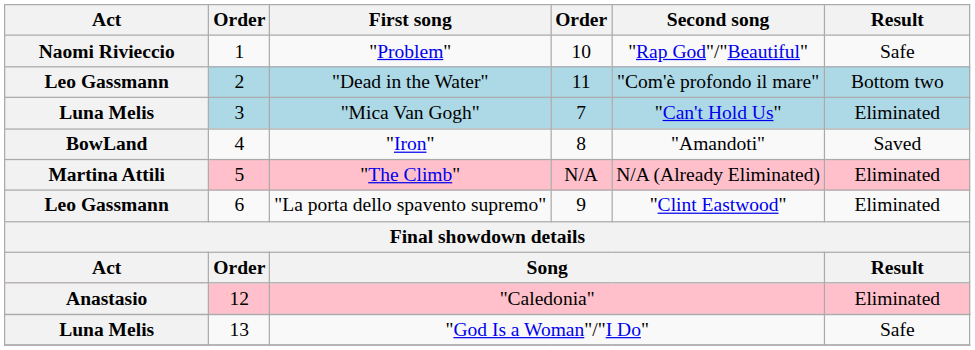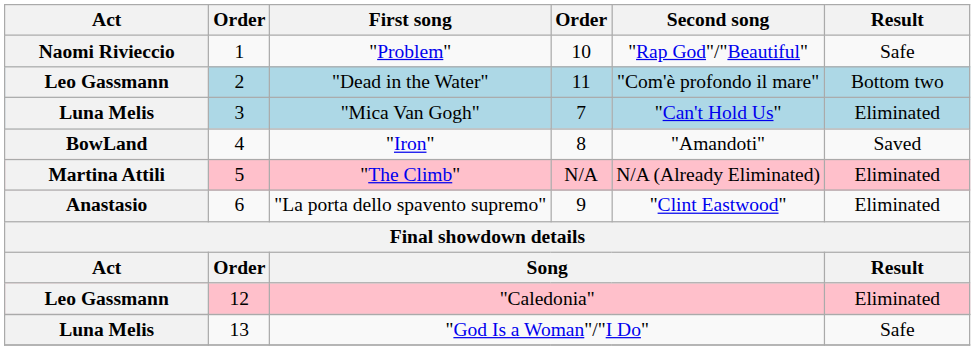(107, 205) Leo Gassmann -> (107, 205) Anastasio
(107, 298) Anastasio -> (107, 298) Leo Gassmann
